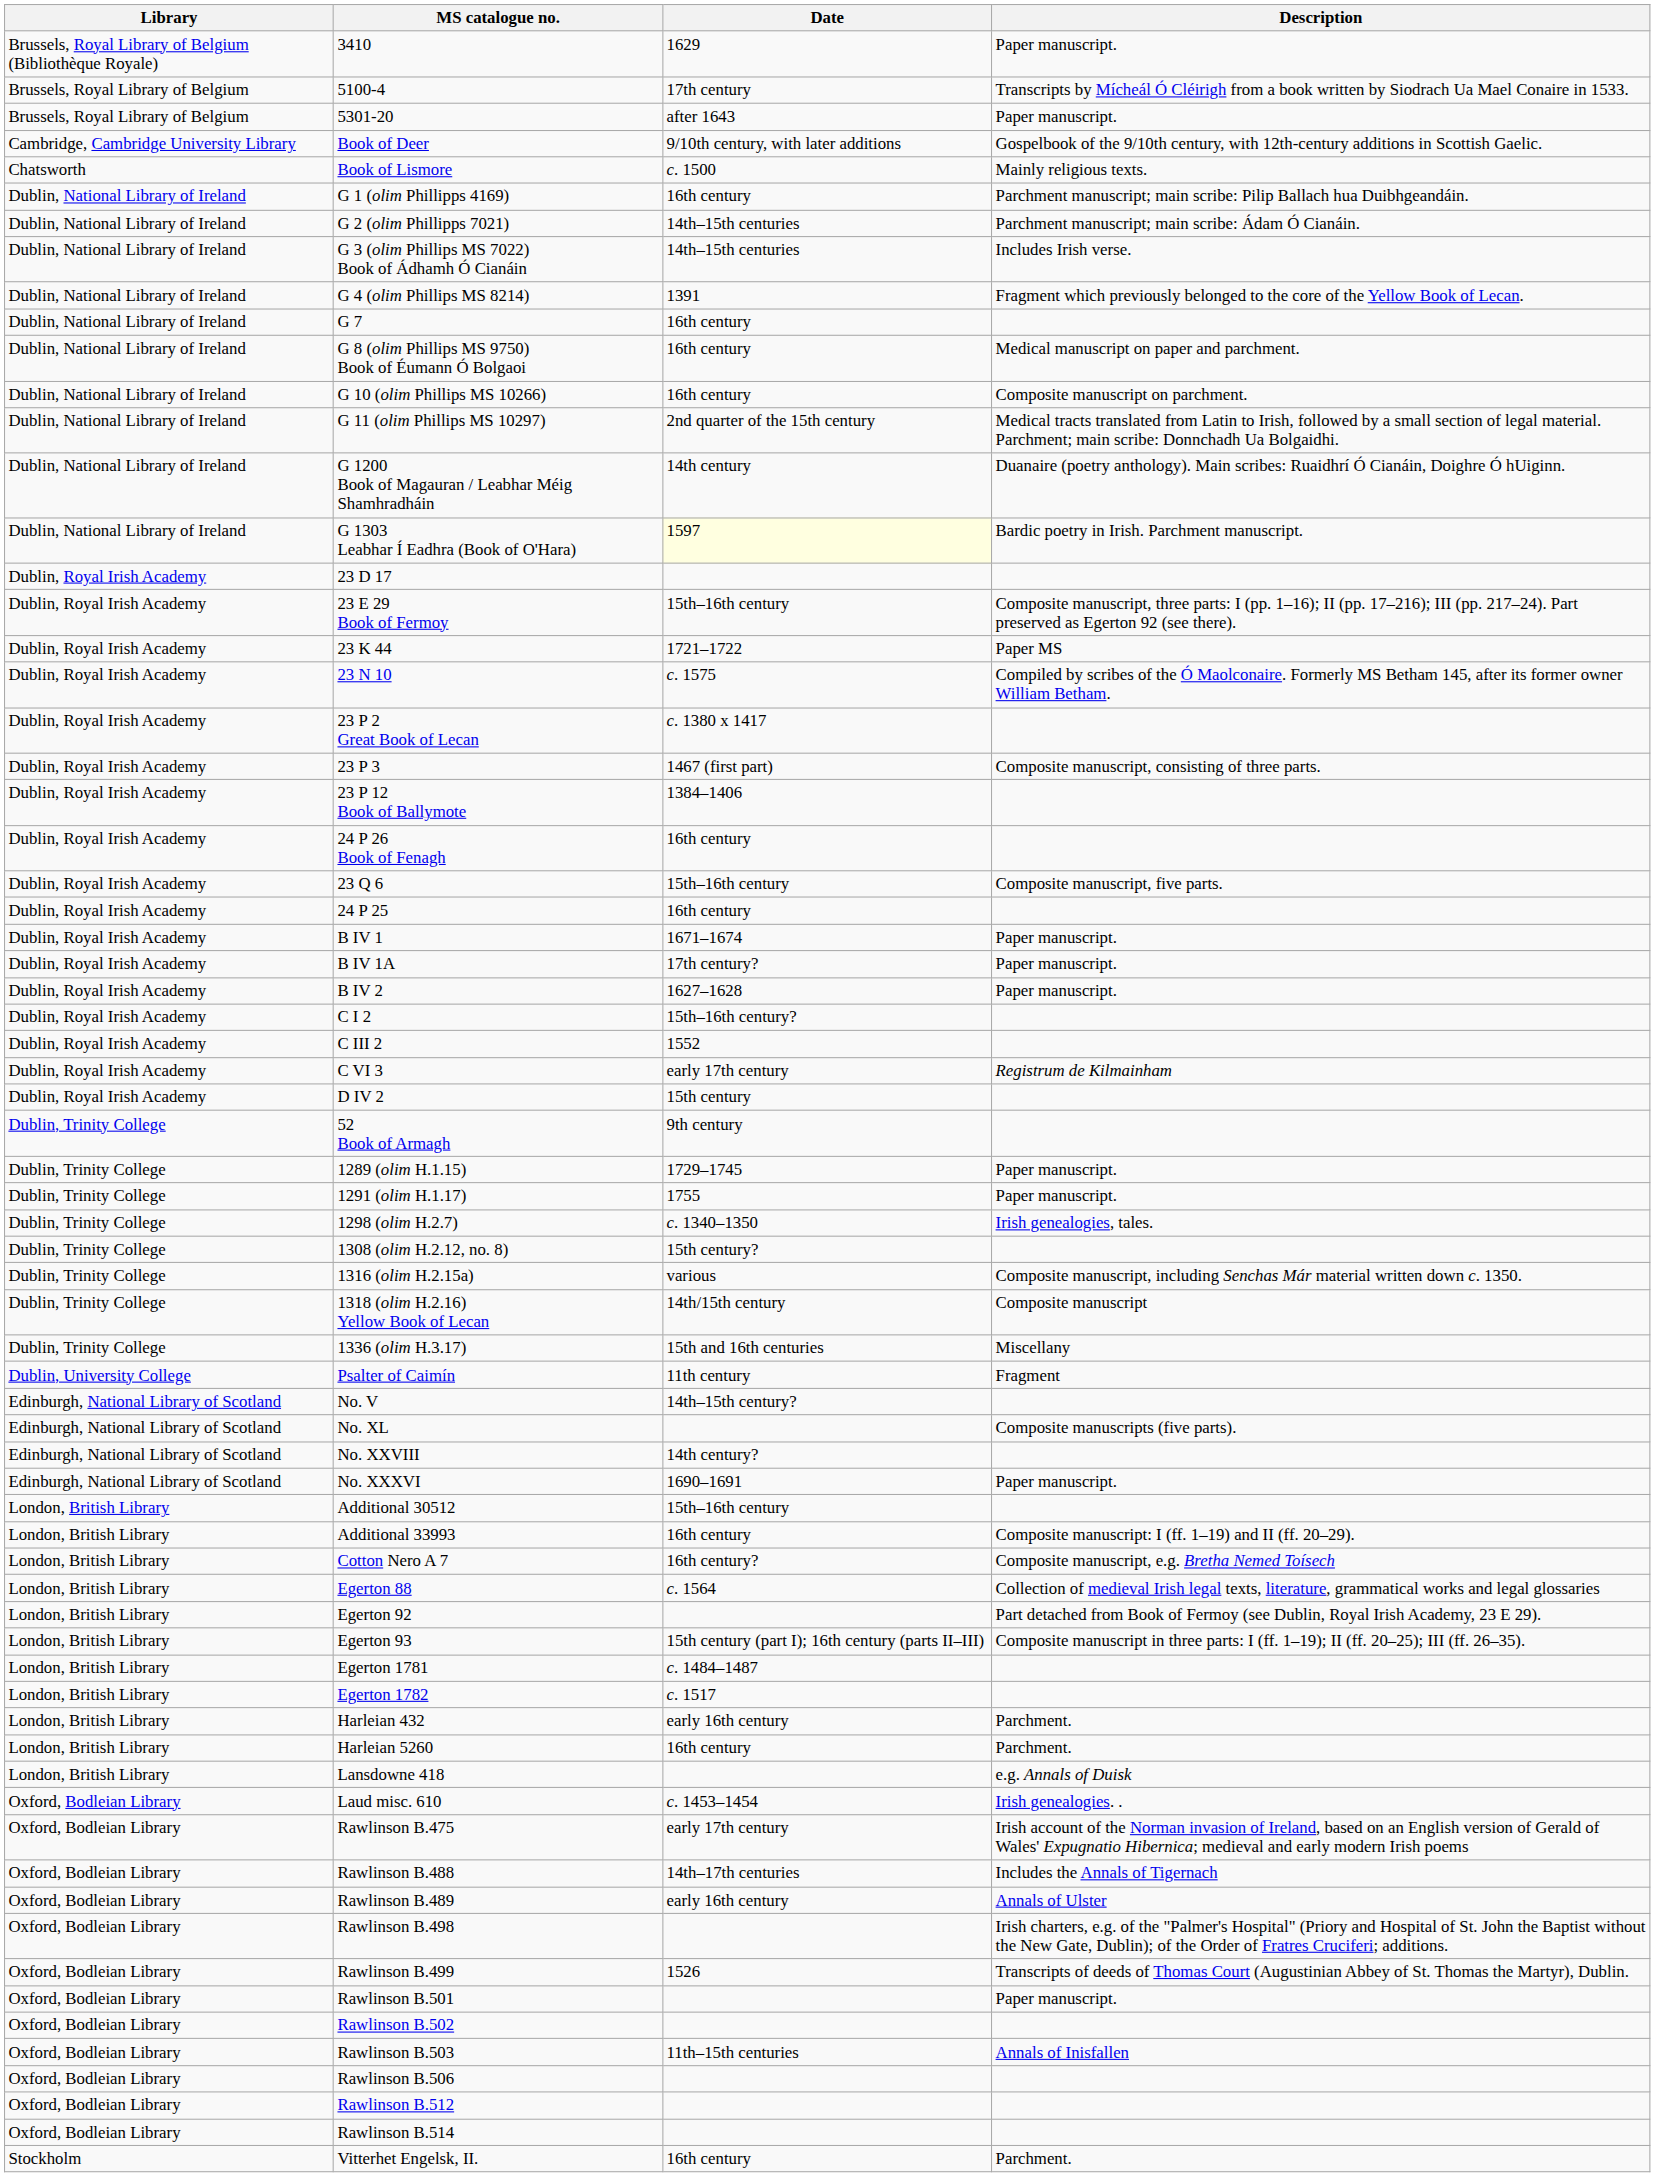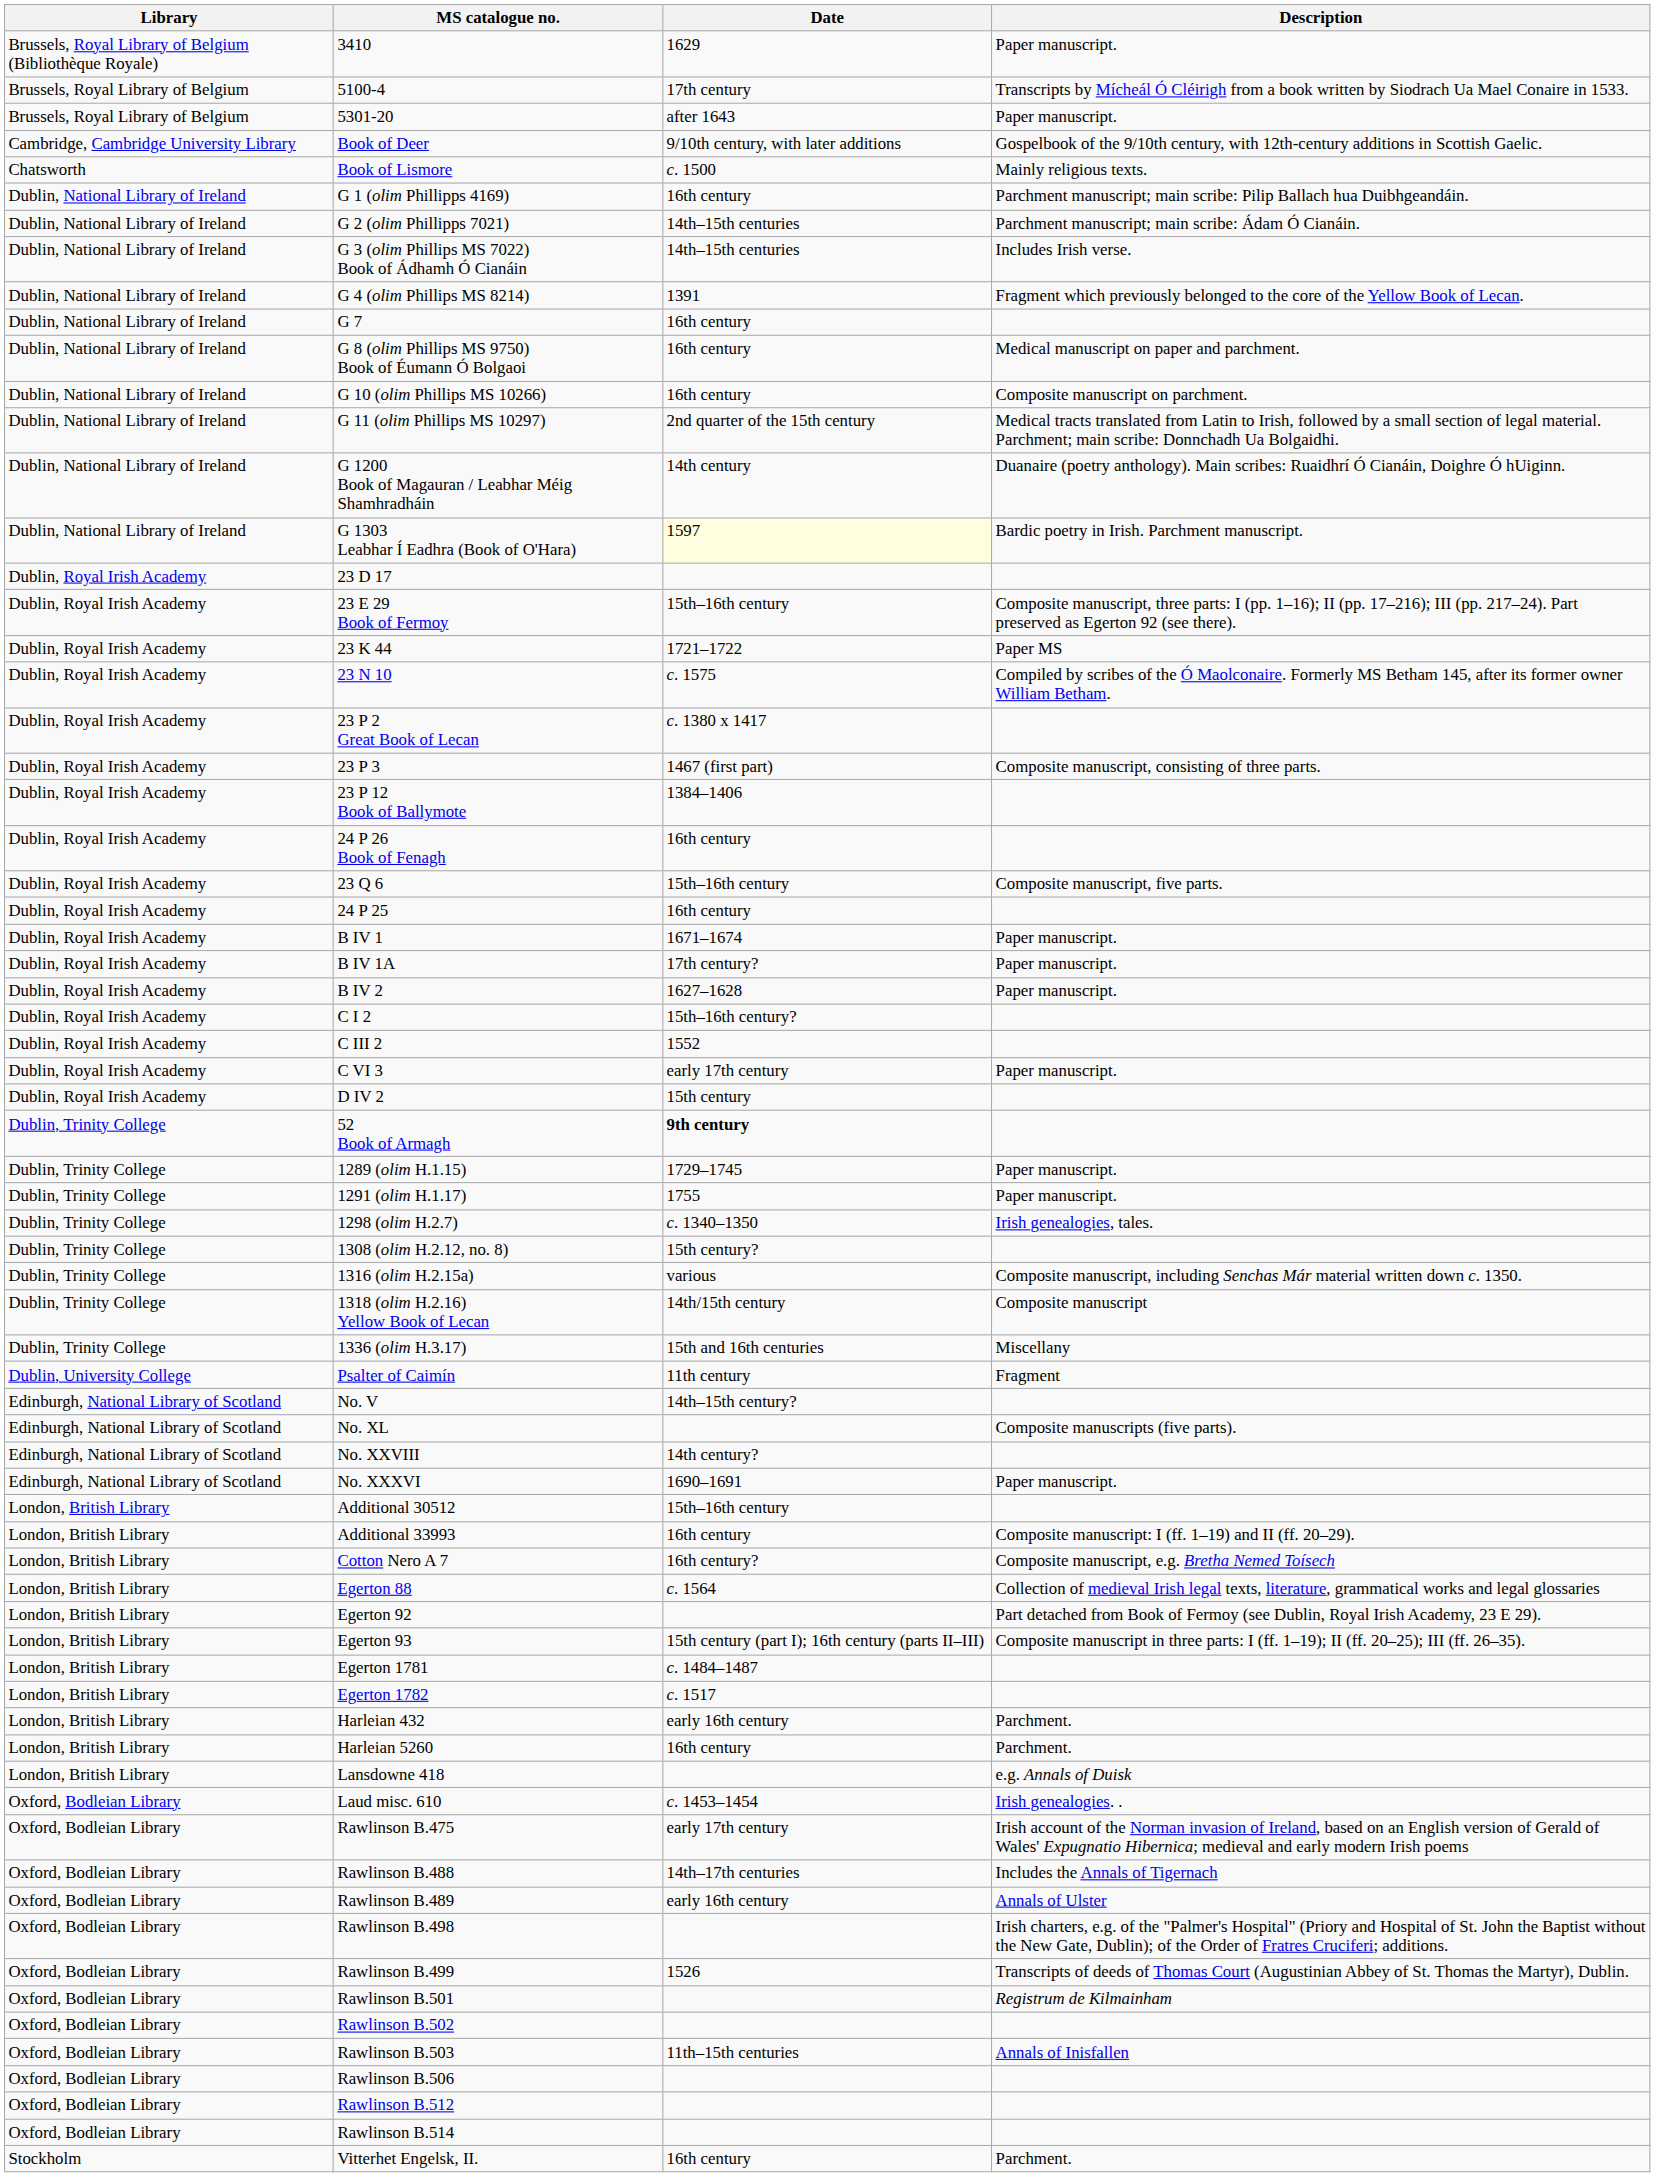(1084, 1070) Registrum de Kilmainham -> (1056, 1070) Paper manuscript.
(705, 1123) normal -> (708, 1123) bold
(1056, 1998) Paper manuscript. -> (1084, 1998) Registrum de Kilmainham
